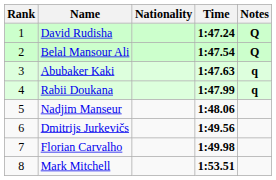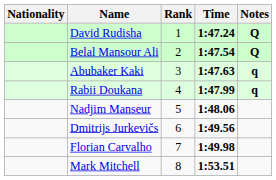columns swapped: (21, 14) <-> (164, 14)
